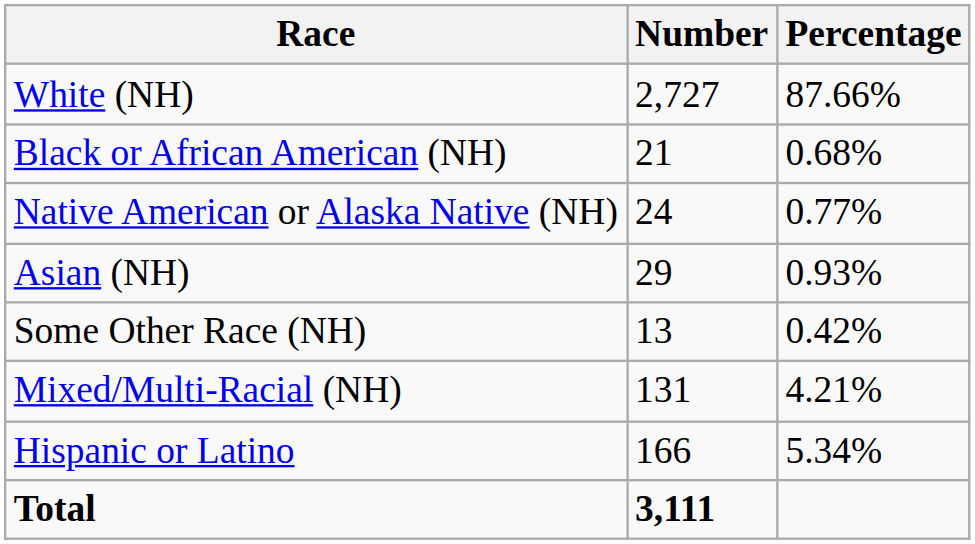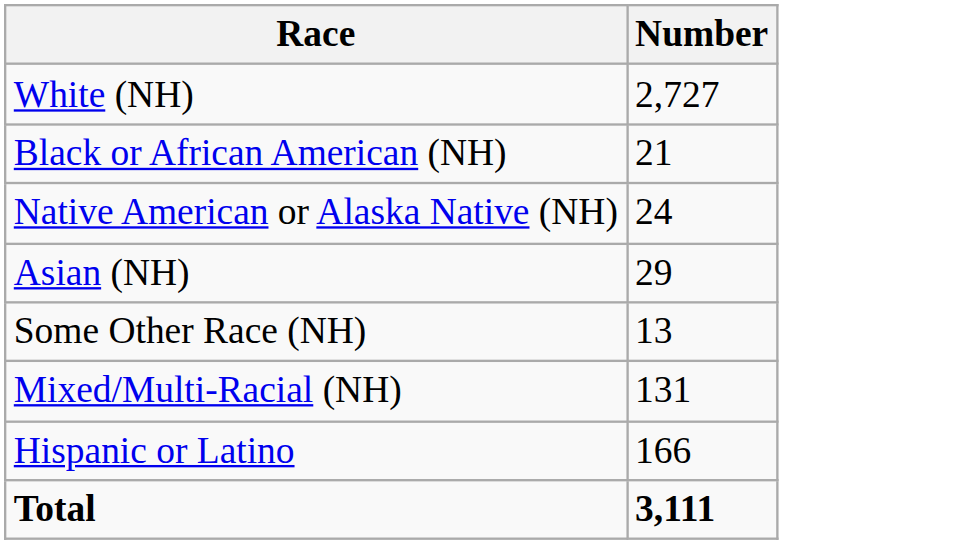- column: (873, 34)
